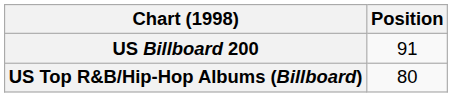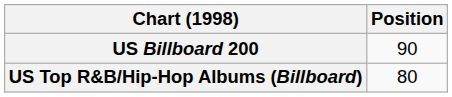(407, 48) 91 -> (407, 48) 90
